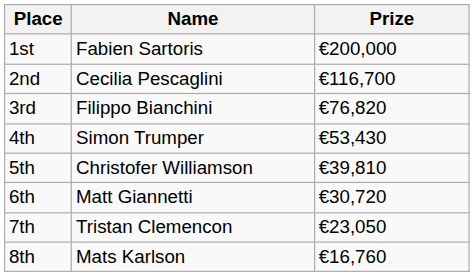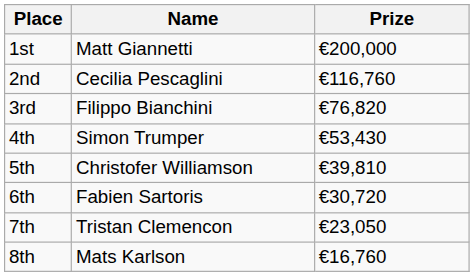(140, 49) Fabien Sartoris -> (134, 49) Matt Giannetti
(357, 78) €116,700 -> (357, 78) €116,760
(134, 197) Matt Giannetti -> (140, 197) Fabien Sartoris
